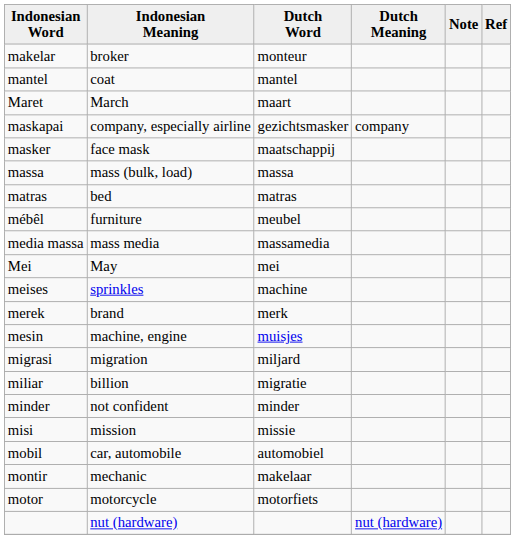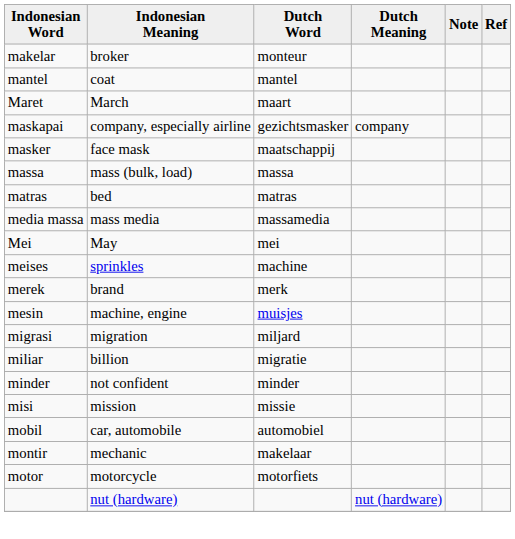- row: (26, 219)
